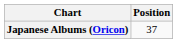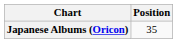(152, 30) 37 -> (152, 30) 35
